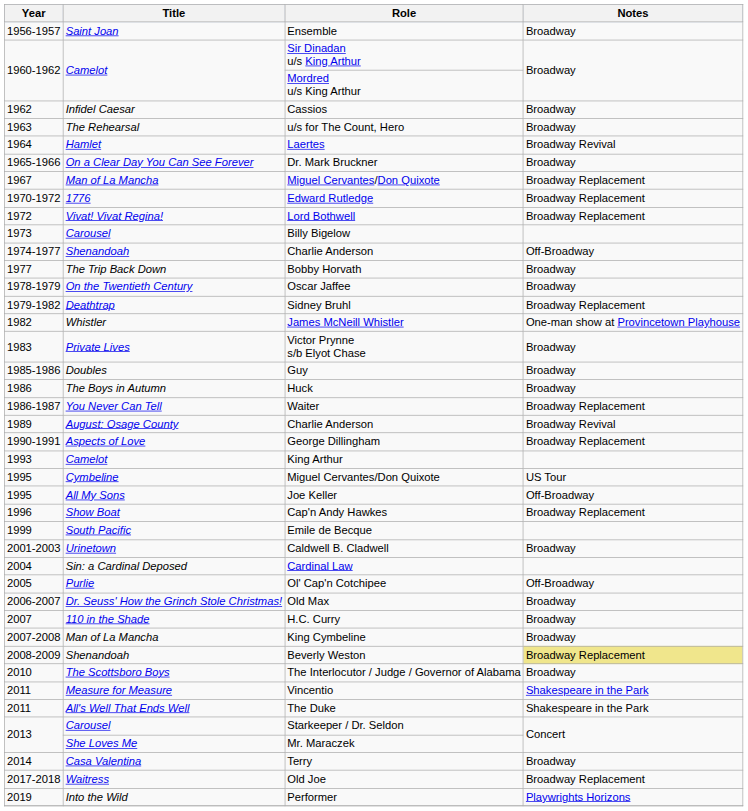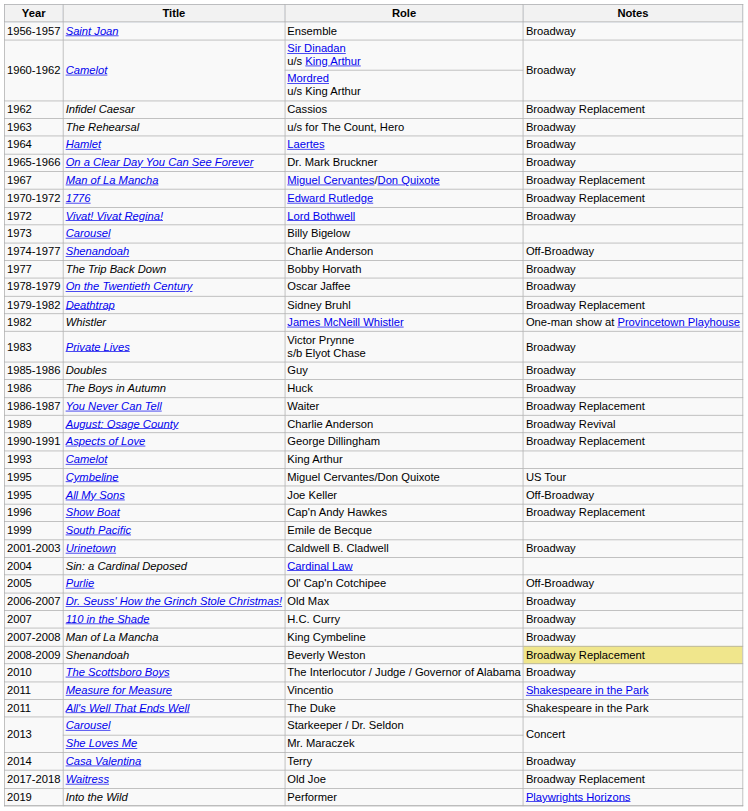(551, 109) Broadway -> (585, 109) Broadway Replacement
(571, 145) Broadway Revival -> (551, 145) Broadway
(585, 216) Broadway Replacement -> (551, 216) Broadway
